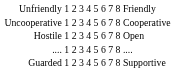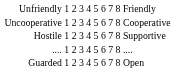(133, 36) Open -> (144, 36) Supportive
(144, 63) Supportive -> (133, 63) Open
